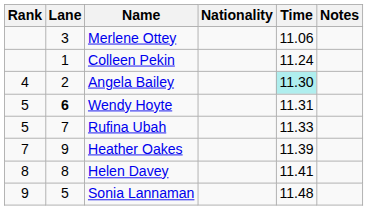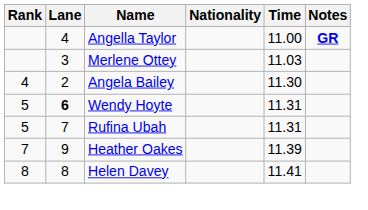+ row: (132, 37)
(296, 37) 11.06 -> (285, 60) 11.03
- row: (131, 60)
(296, 82) paleturquoise background -> (285, 82) no background
(296, 127) 11.33 -> (285, 127) 11.31
- row: (141, 194)
